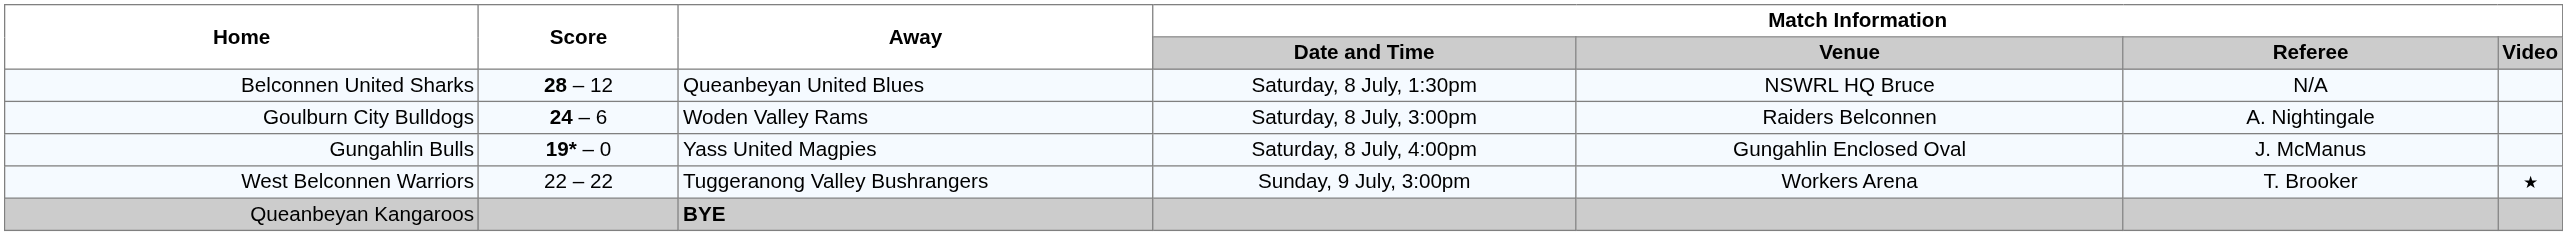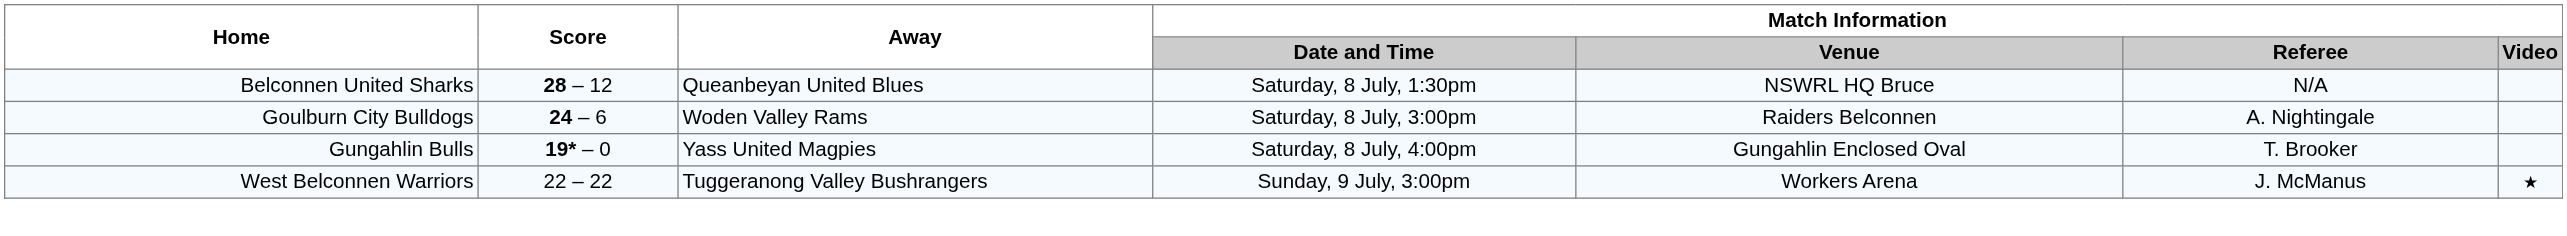(2311, 149) J. McManus -> (2310, 149) T. Brooker
(2311, 181) T. Brooker -> (2310, 181) J. McManus
- row: (362, 214)
